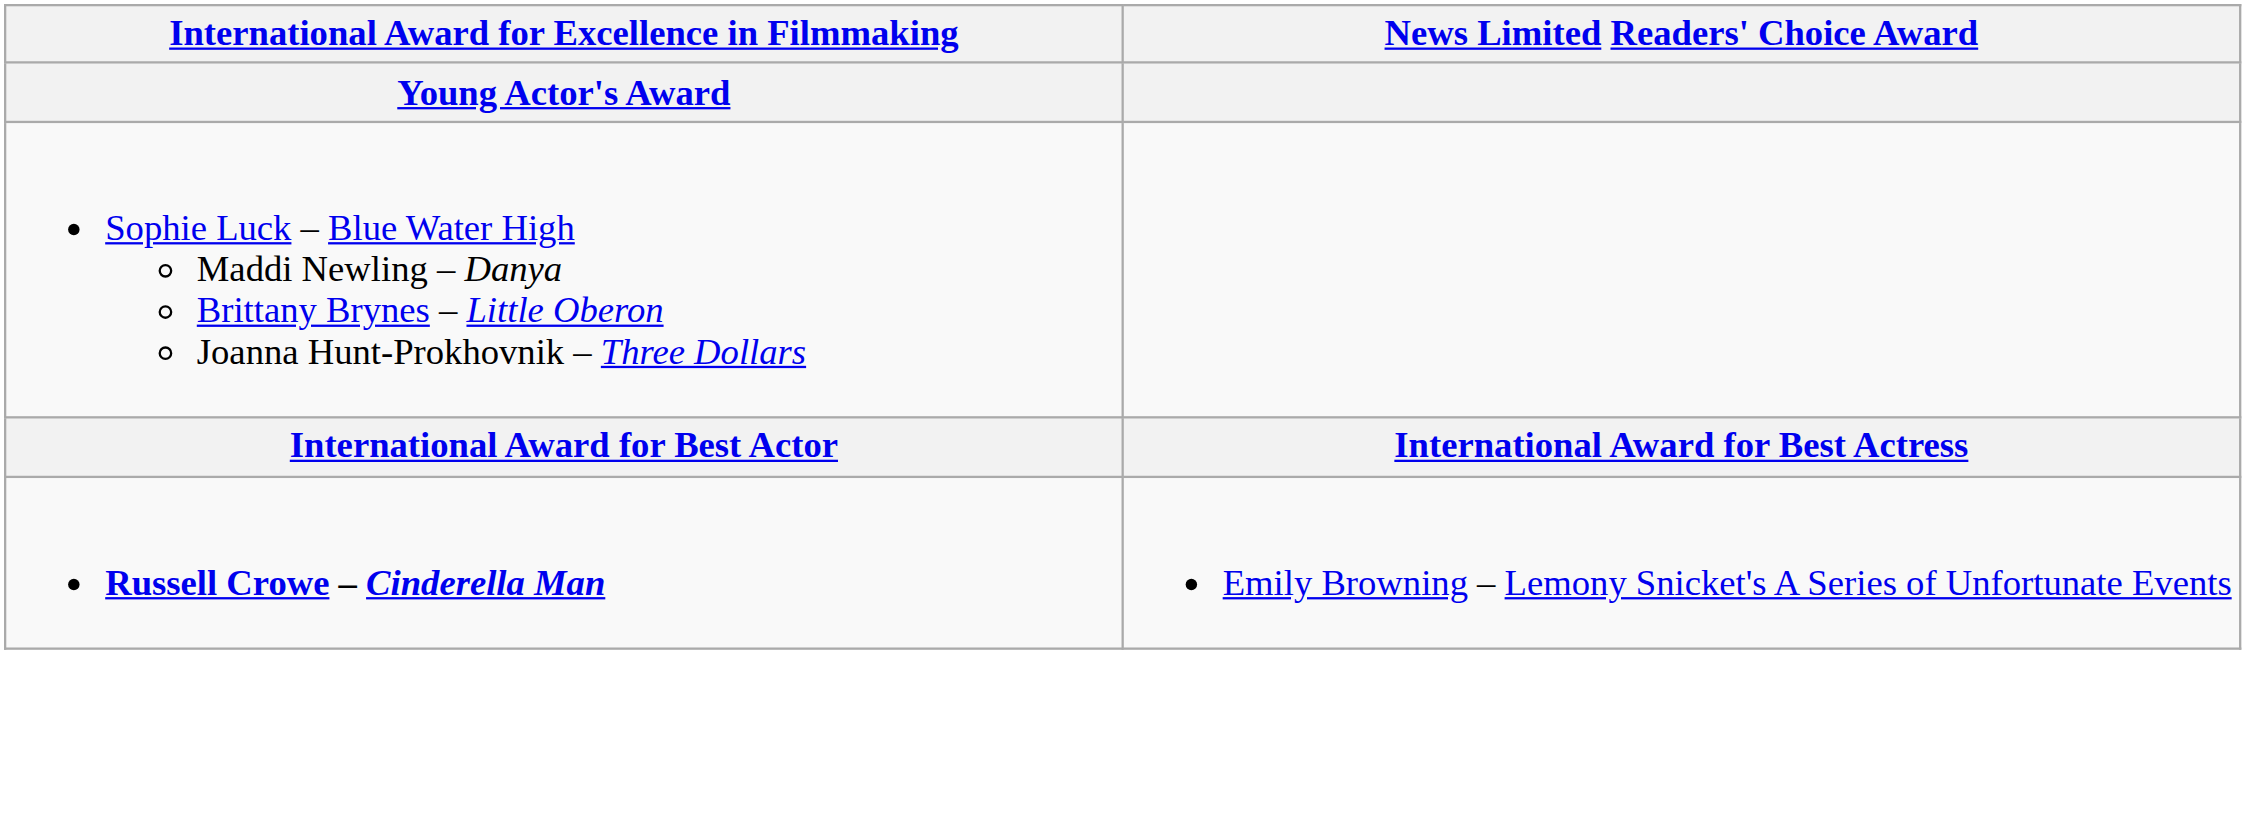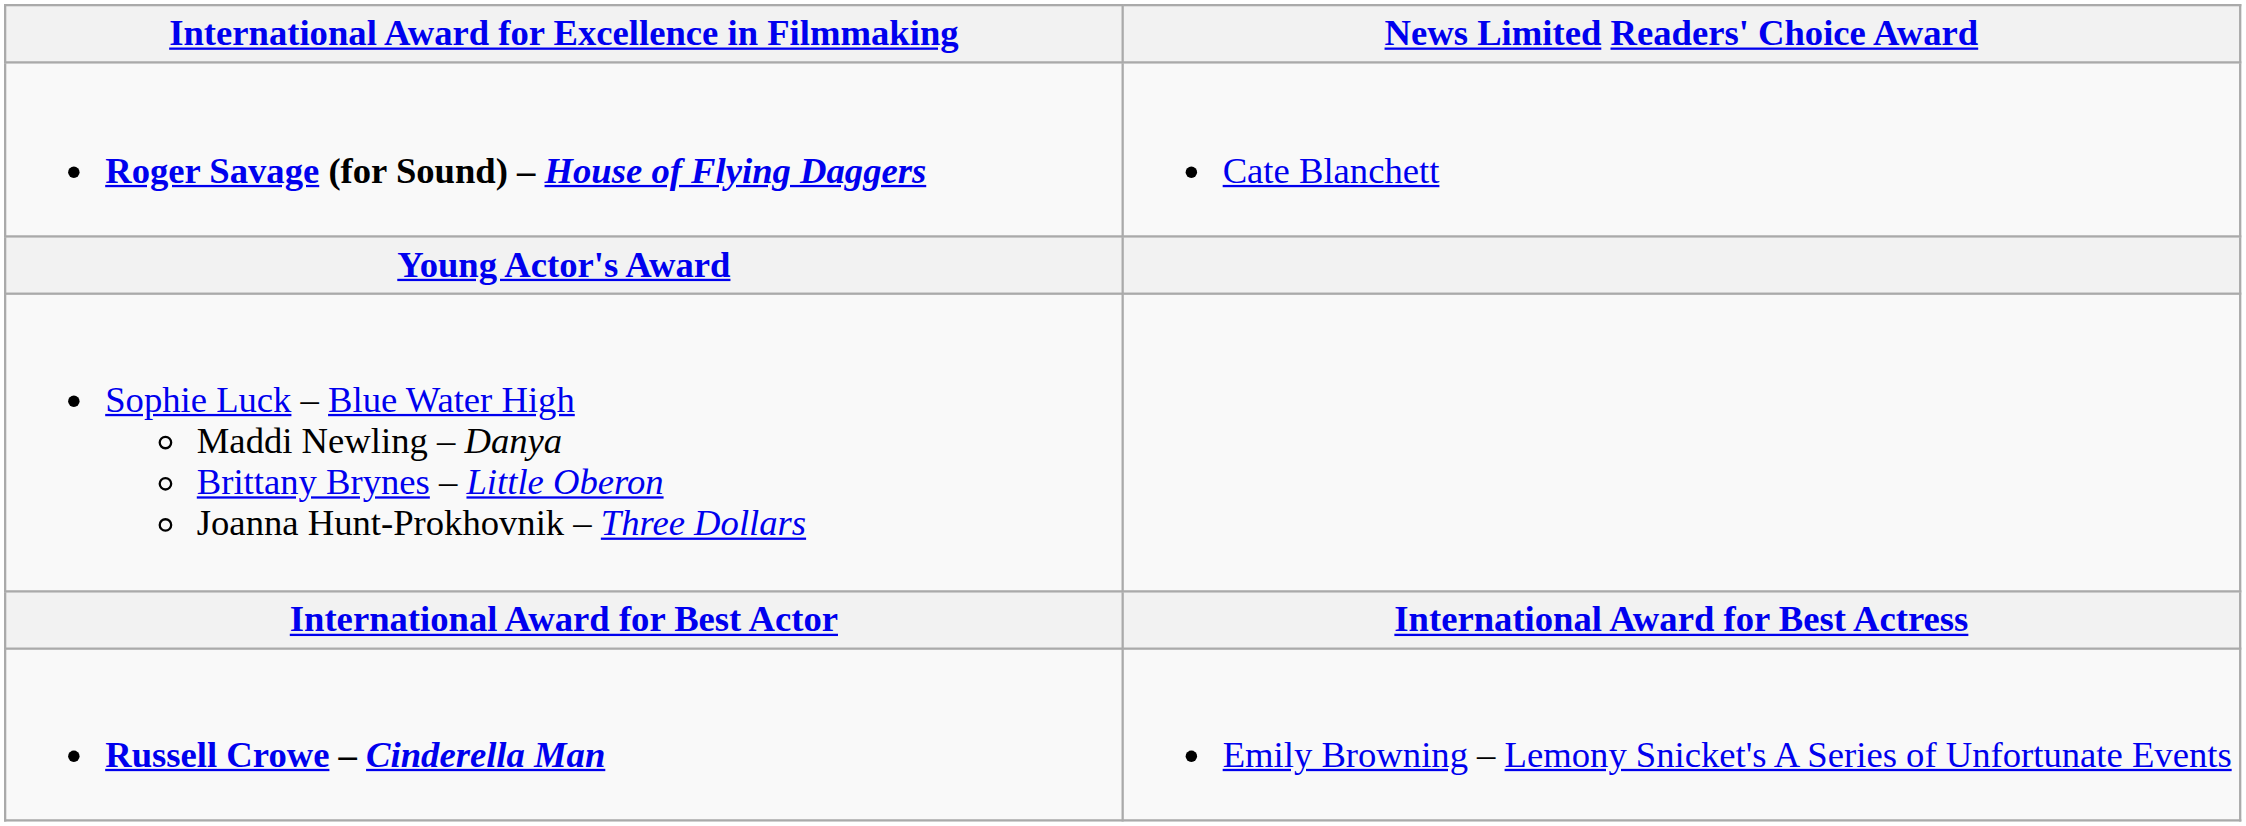+ row: (564, 170)
